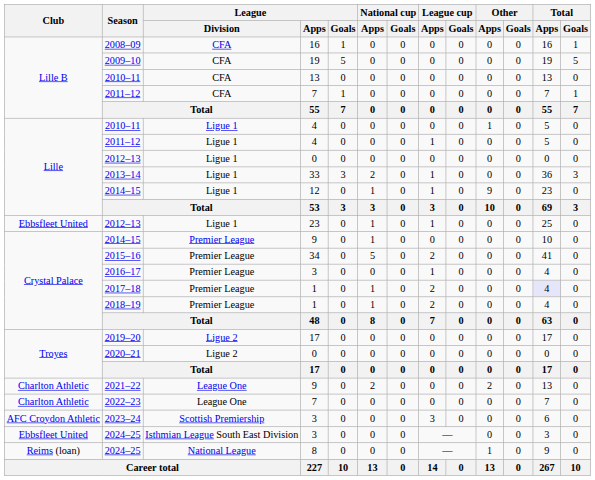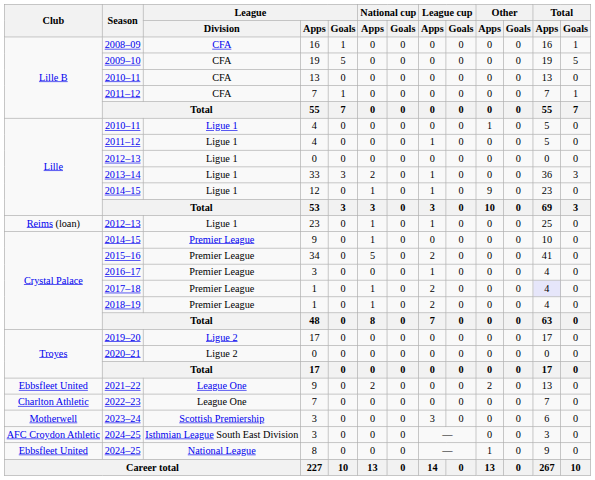(53, 223) Ebbsfleet United -> (53, 223) Reims (loan)
(53, 386) Charlton Athletic -> (53, 386) Ebbsfleet United
(53, 418) AFC Croydon Athletic -> (53, 418) Motherwell
(53, 434) Ebbsfleet United -> (53, 434) AFC Croydon Athletic
(53, 451) Reims (loan) -> (53, 451) Ebbsfleet United
